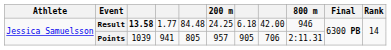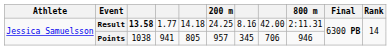(193, 24) 84.48 -> (193, 24) 14.18
(247, 24) 6.18 -> (247, 24) 8.16
(305, 24) 946 -> (305, 24) 2:11.31
(141, 38) 1039 -> (141, 38) 1038
(247, 38) 905 -> (247, 38) 345
(305, 38) 2:11.31 -> (305, 38) 946
